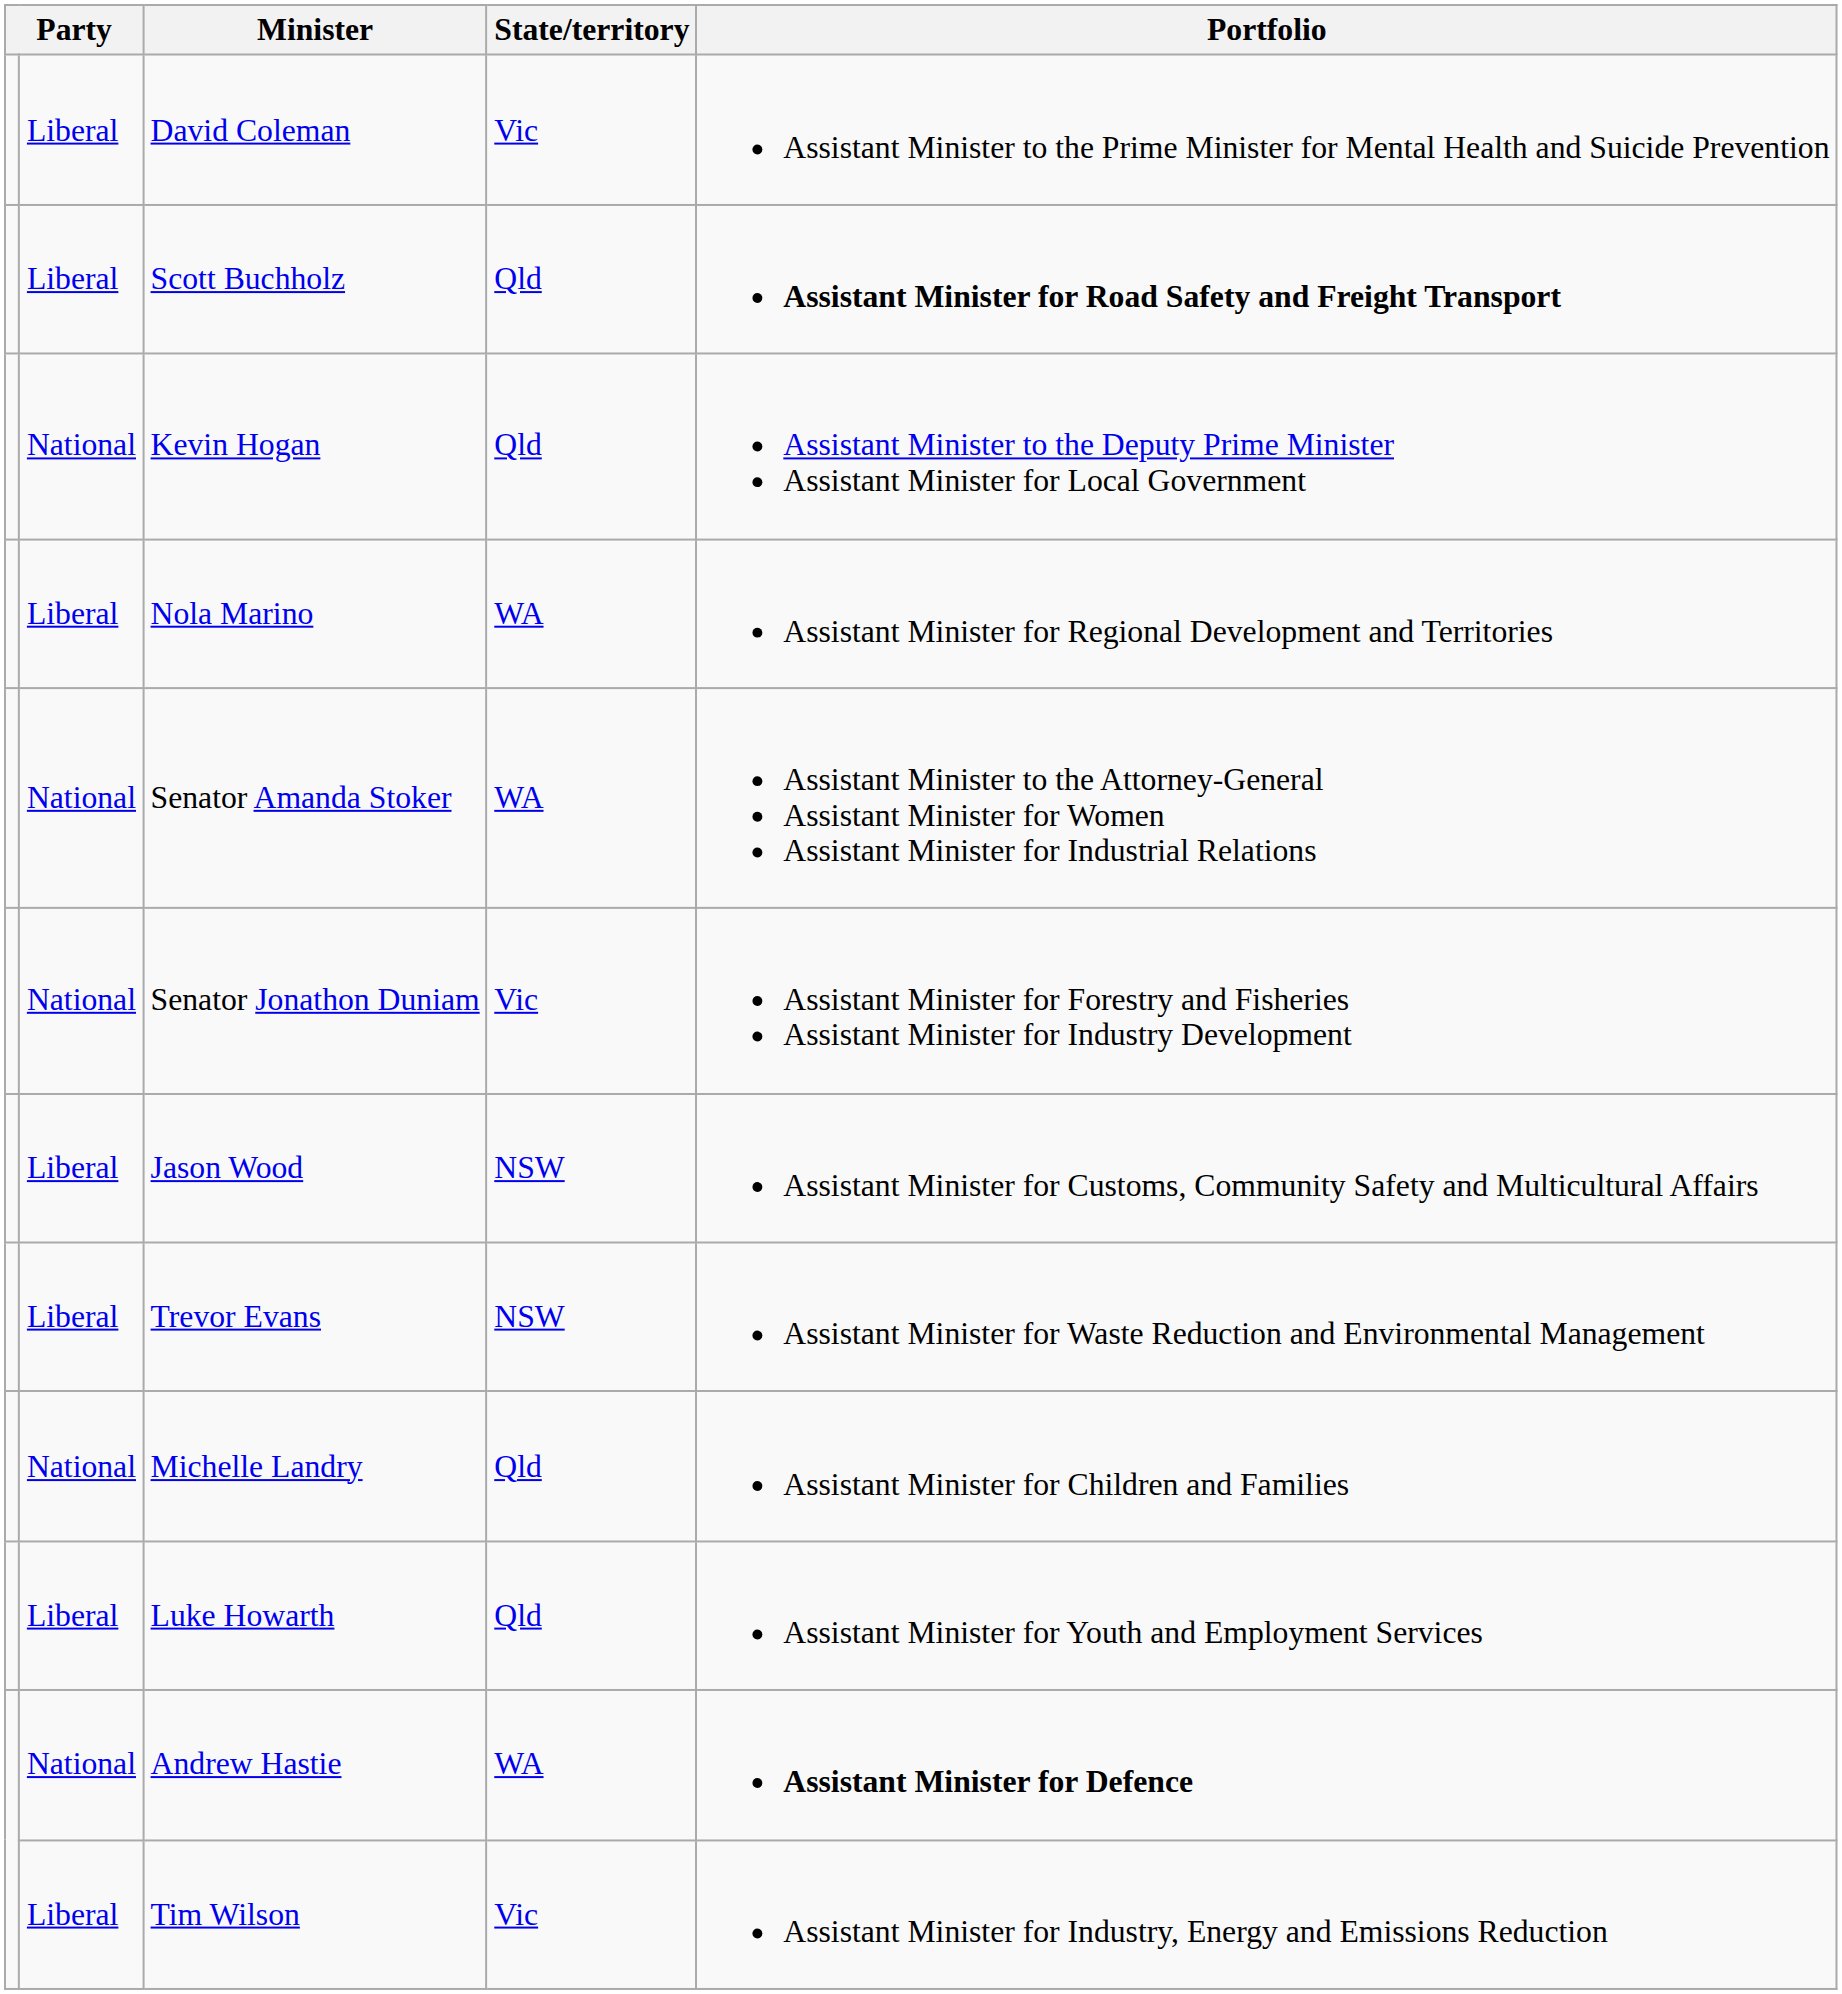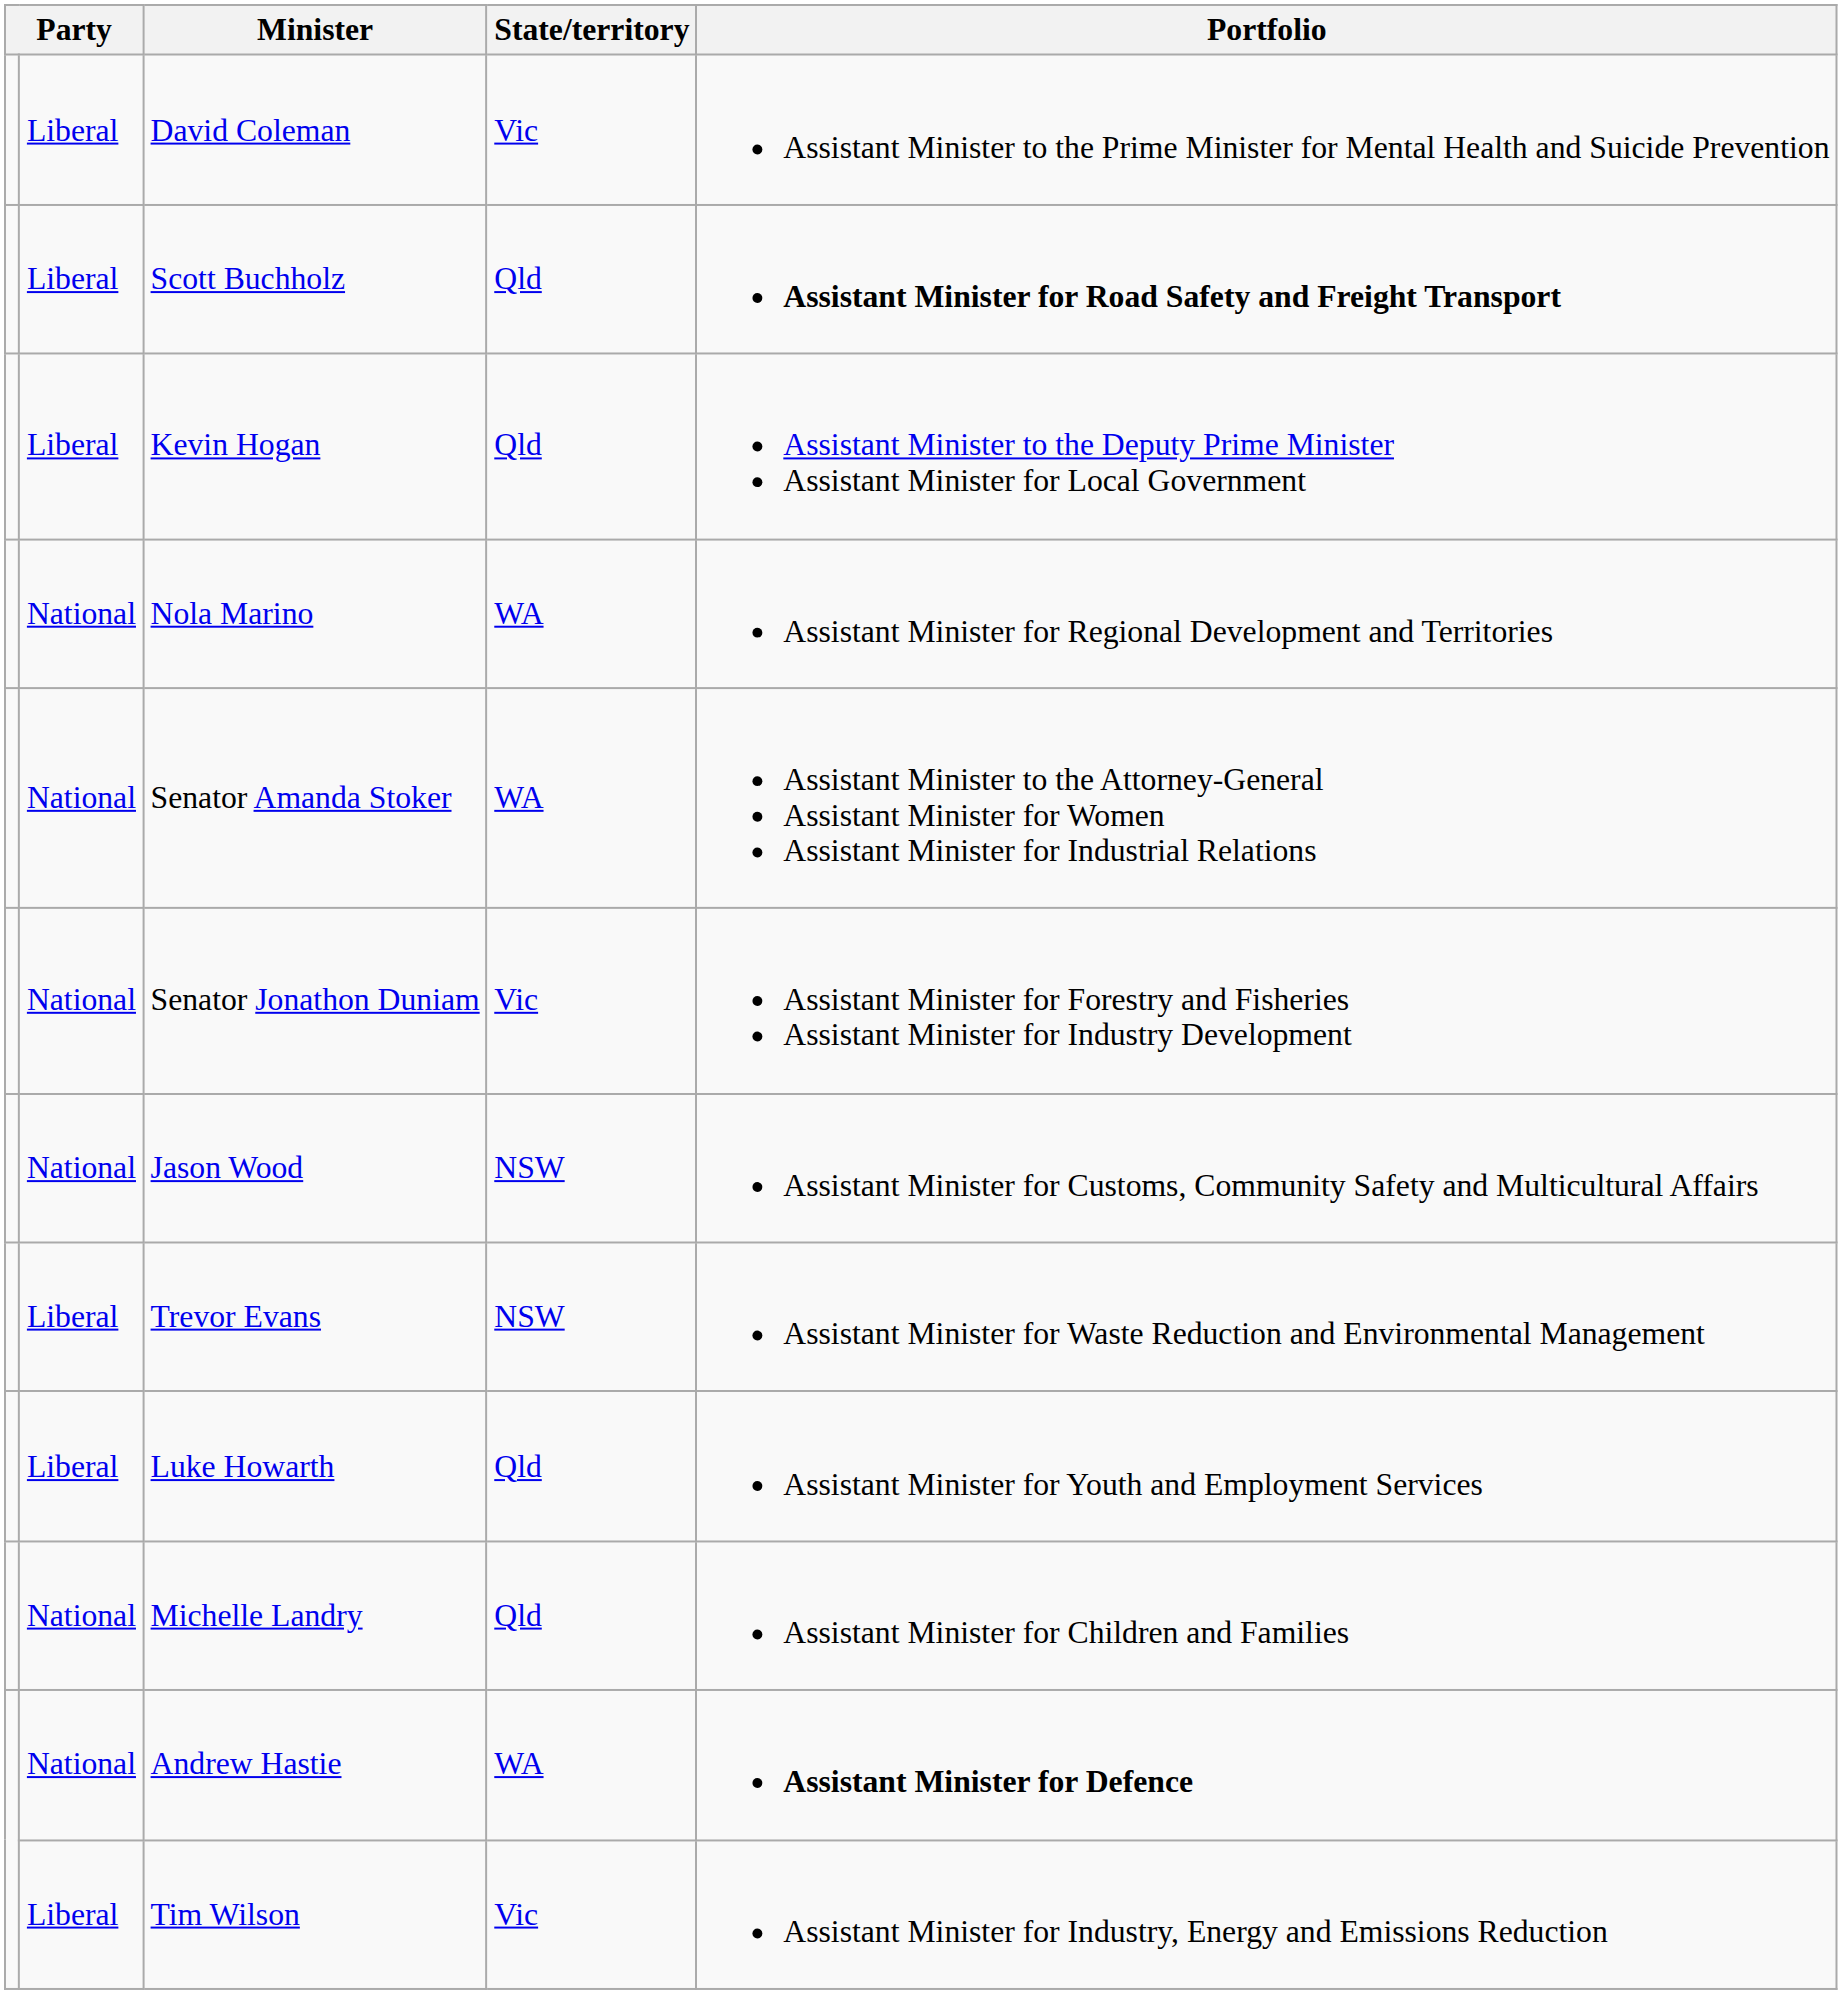(81, 445) National -> (73, 445) Liberal
(73, 612) Liberal -> (81, 612) National
(73, 1167) Liberal -> (81, 1167) National
rows swapped: (257, 1465) <-> (243, 1615)
